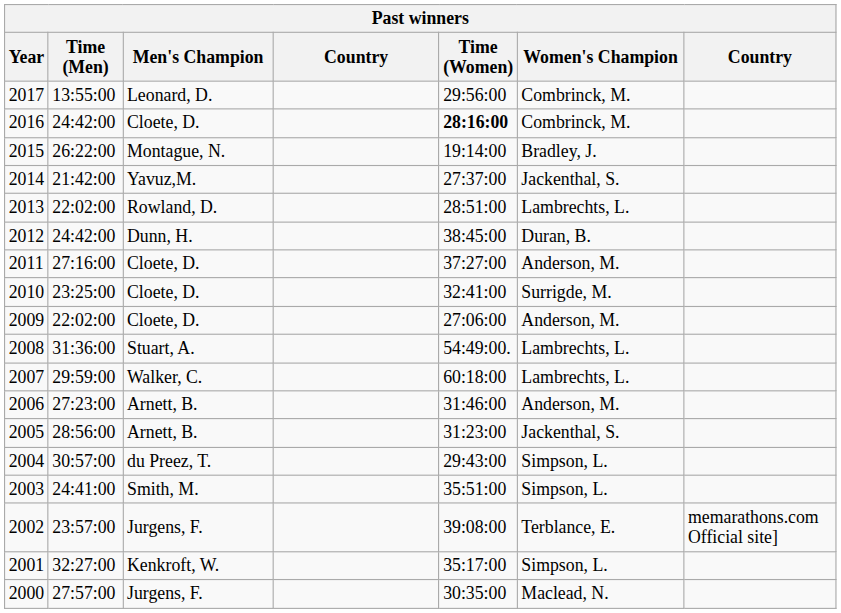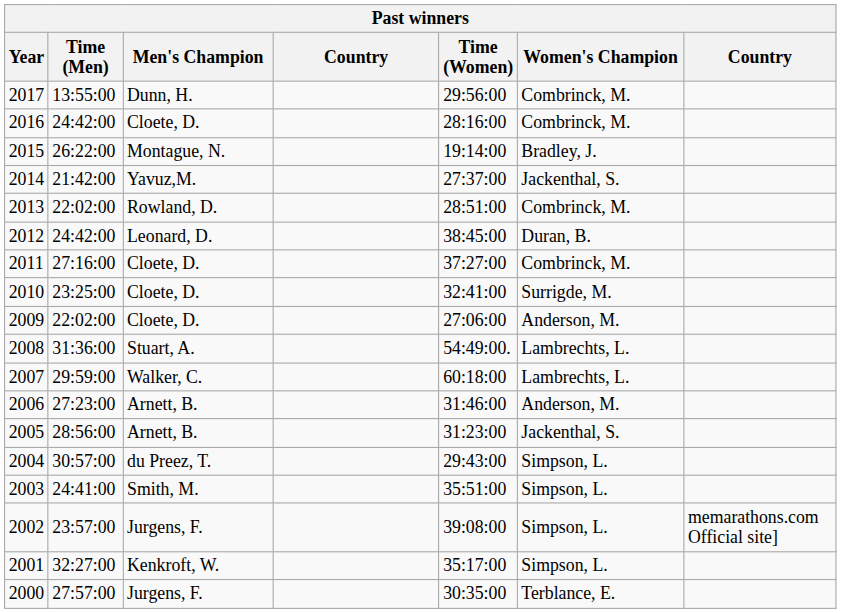(170, 94) Leonard, D. -> (160, 94) Dunn, H.
(476, 123) bold -> (475, 123) normal
(575, 207) Lambrechts, L. -> (576, 207) Combrinck, M.
(160, 235) Dunn, H. -> (170, 235) Leonard, D.
(570, 263) Anderson, M. -> (576, 263) Combrinck, M.
(568, 527) Terblance, E. -> (565, 527) Simpson, L.
(565, 593) Maclead, N. -> (568, 593) Terblance, E.
